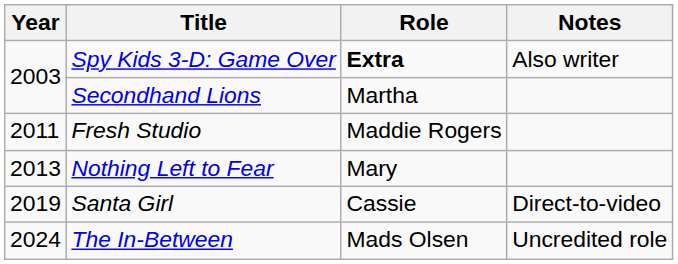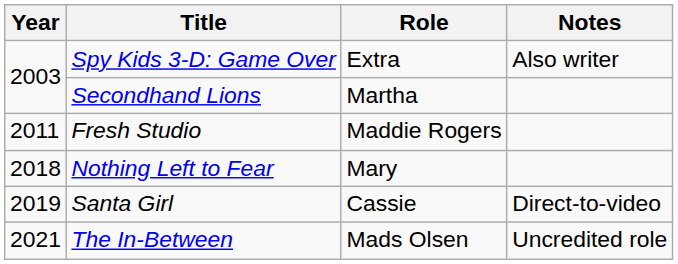(375, 58) bold -> (373, 58) normal
(35, 167) 2013 -> (35, 167) 2018
(35, 240) 2024 -> (35, 240) 2021
